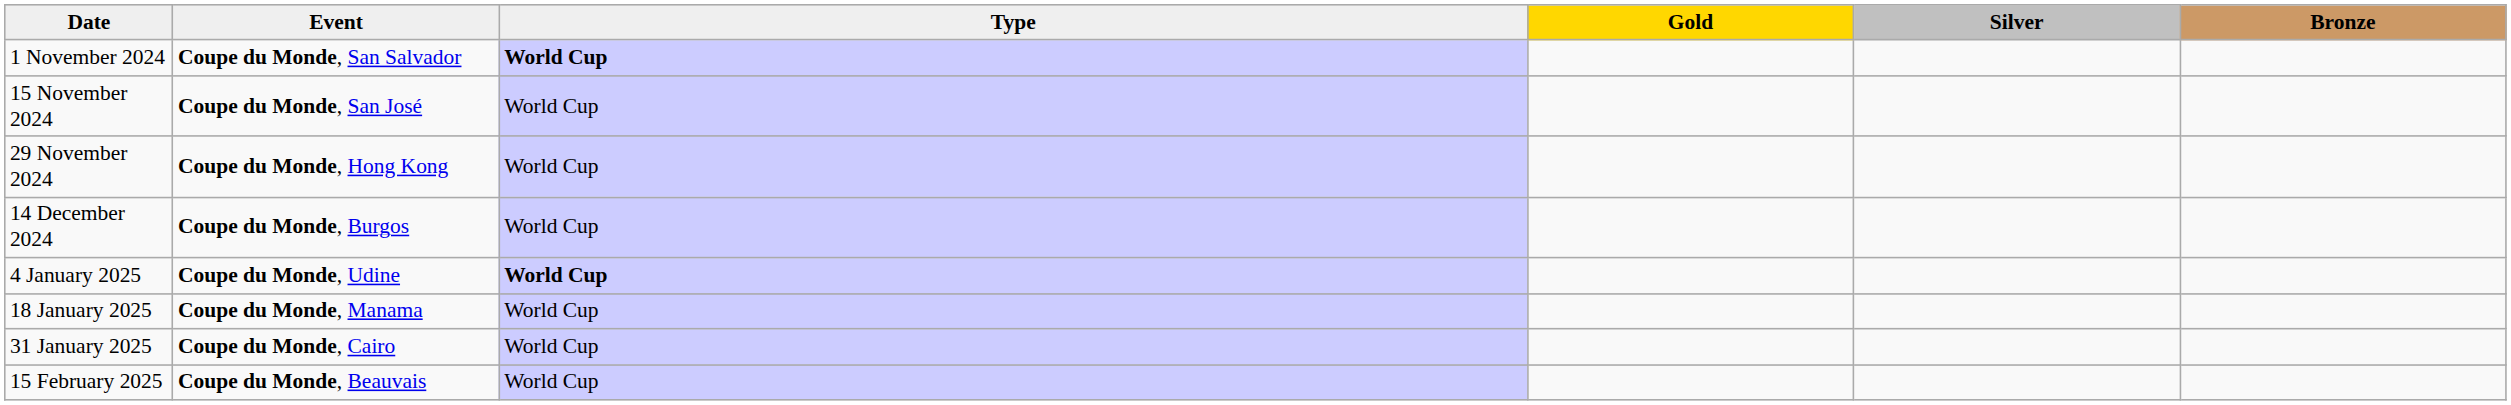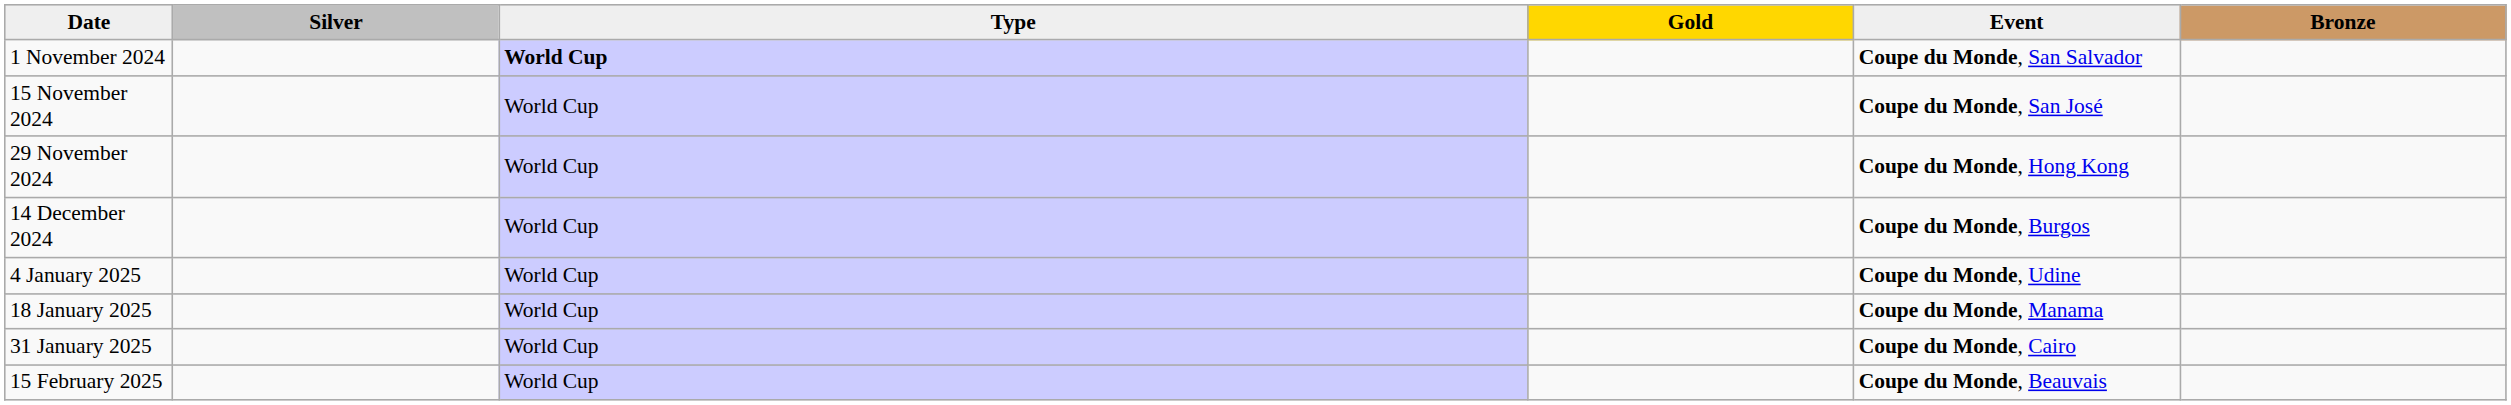columns swapped: (336, 21) <-> (2017, 21)
(556, 274) bold -> (551, 274) normal
